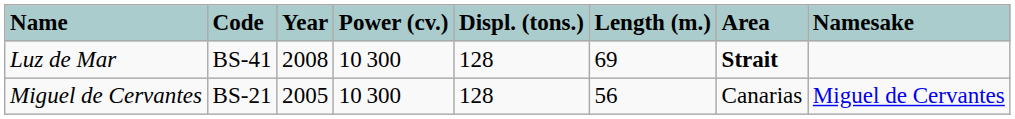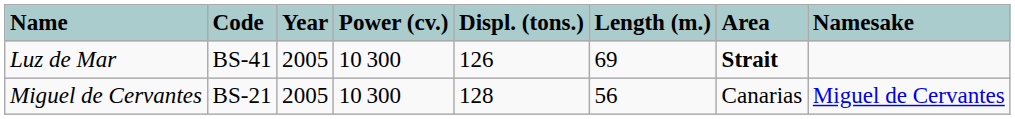(305, 59) 2008 -> (305, 59) 2005
(476, 59) 128 -> (476, 59) 126
